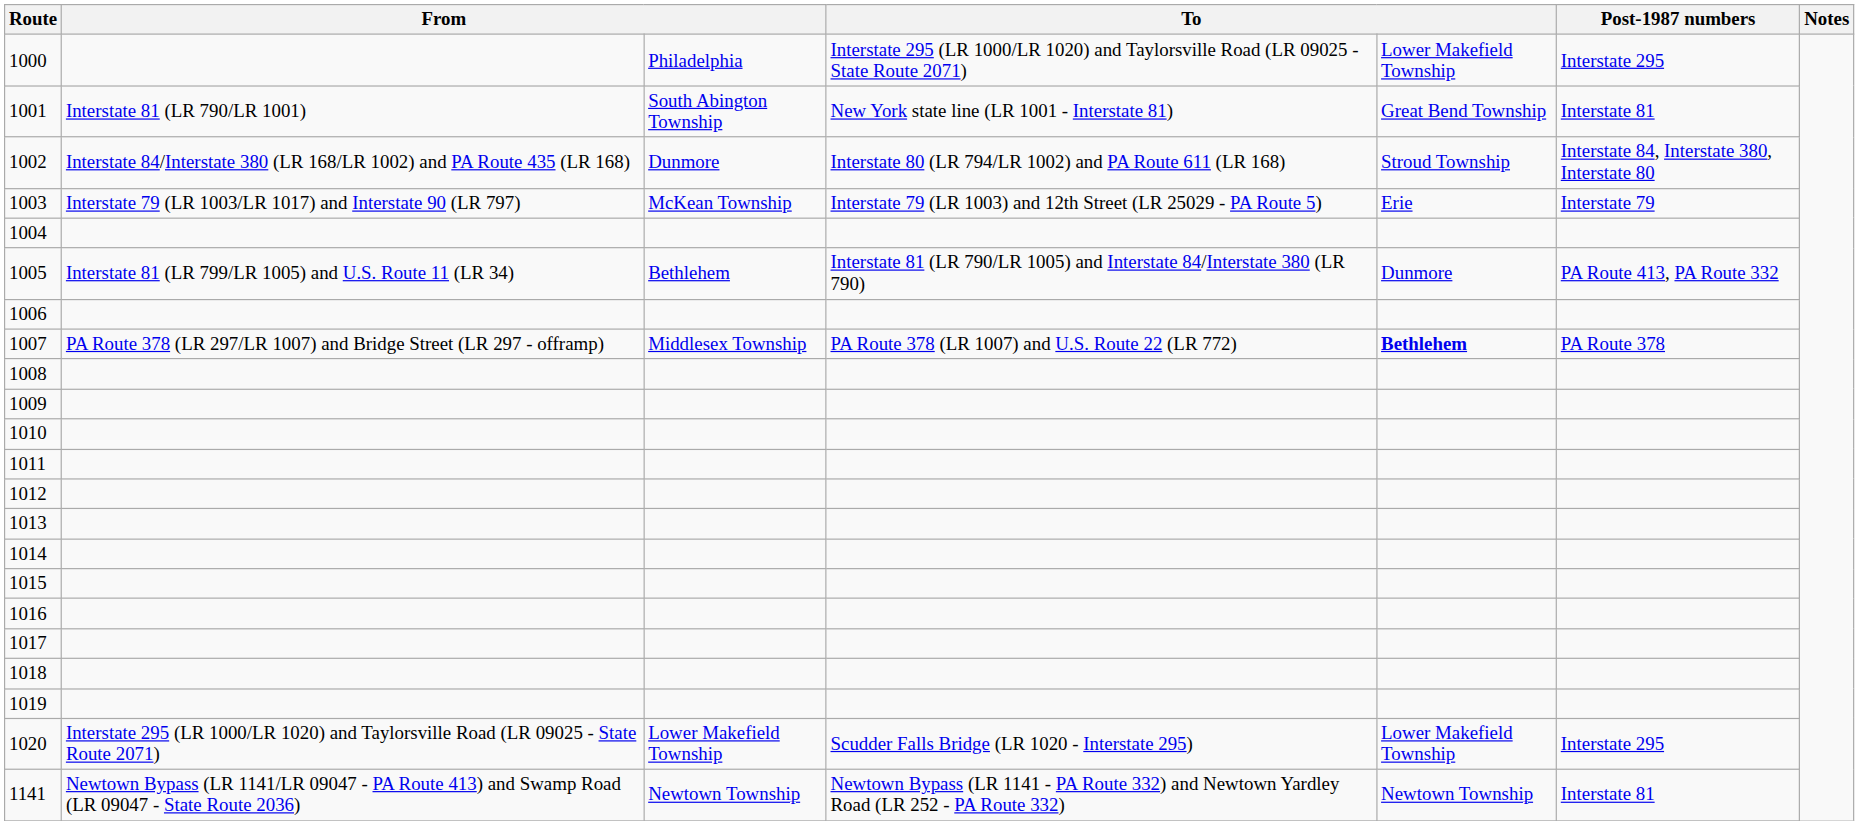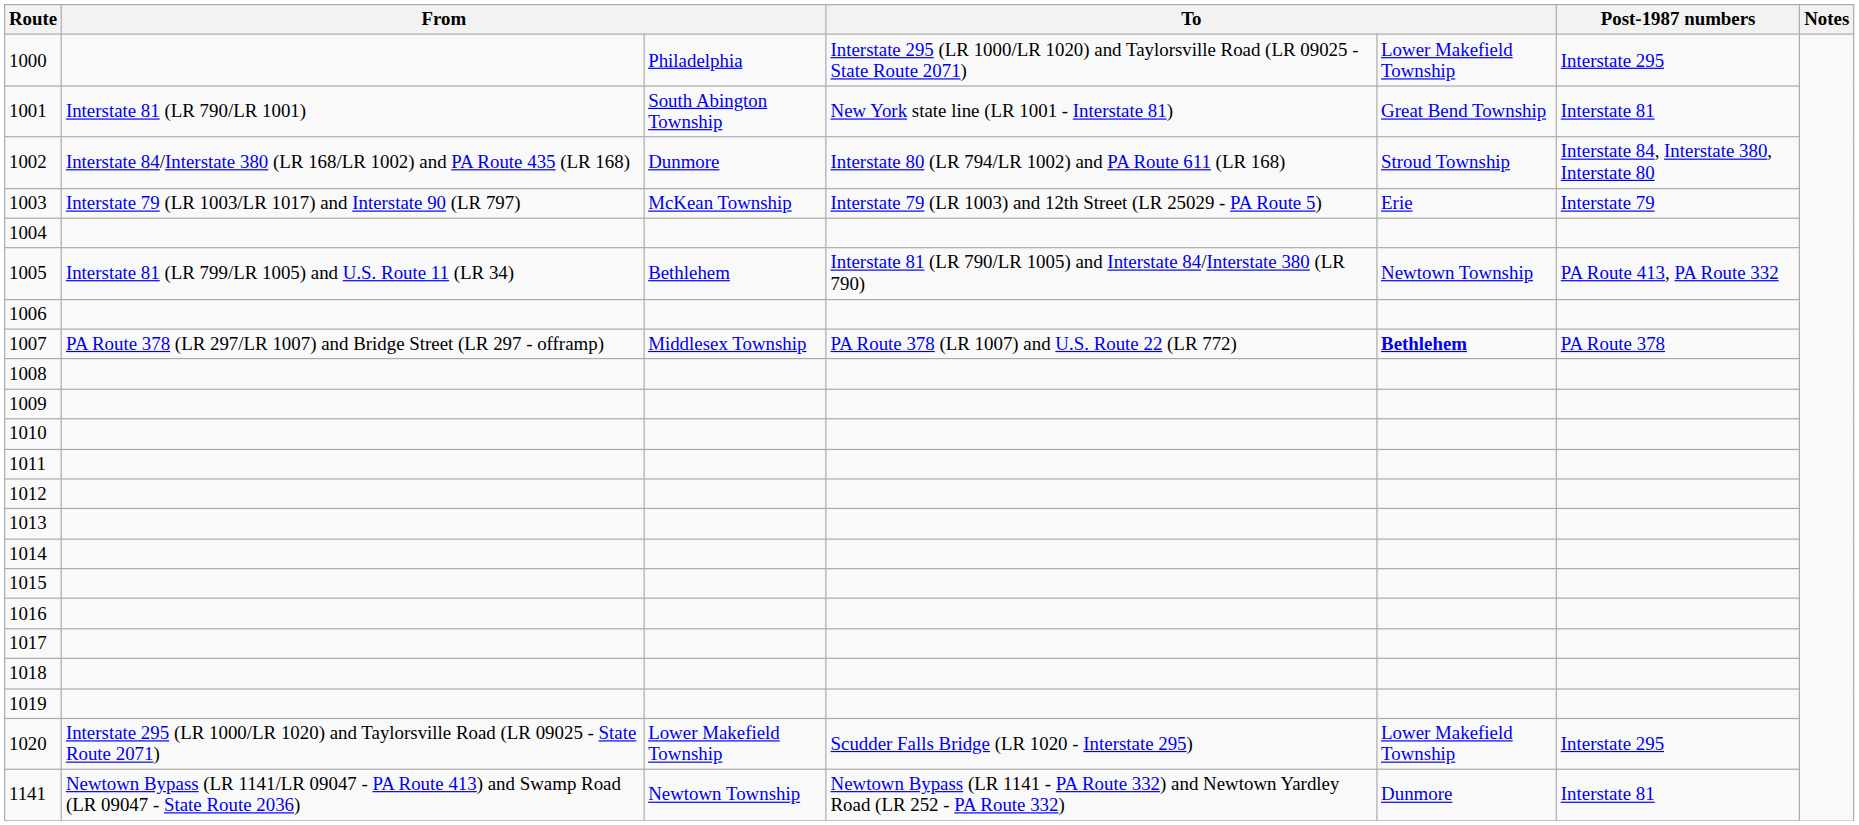(1417, 273) Dunmore -> (1457, 273) Newtown Township
(1457, 795) Newtown Township -> (1417, 795) Dunmore
